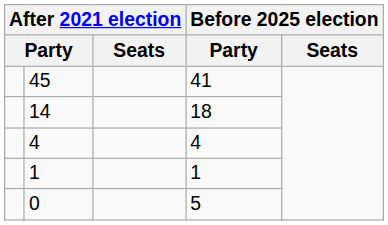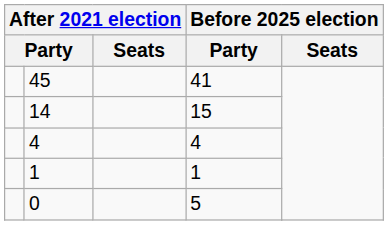(201, 111) 18 -> (201, 111) 15
